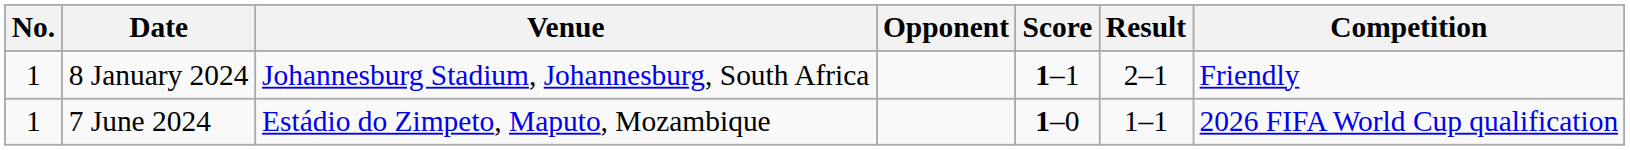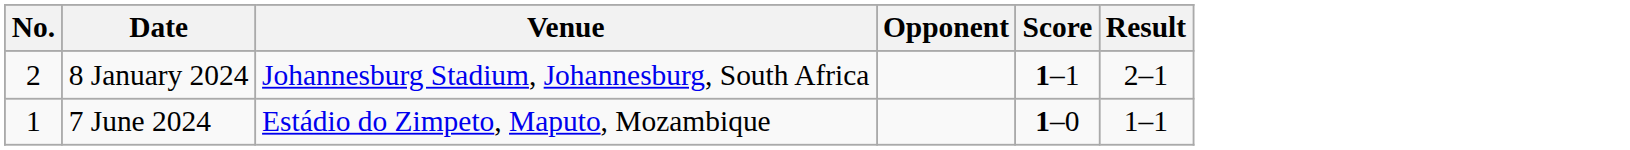- column: (1409, 27)
(33, 74) 1 -> (33, 74) 2
